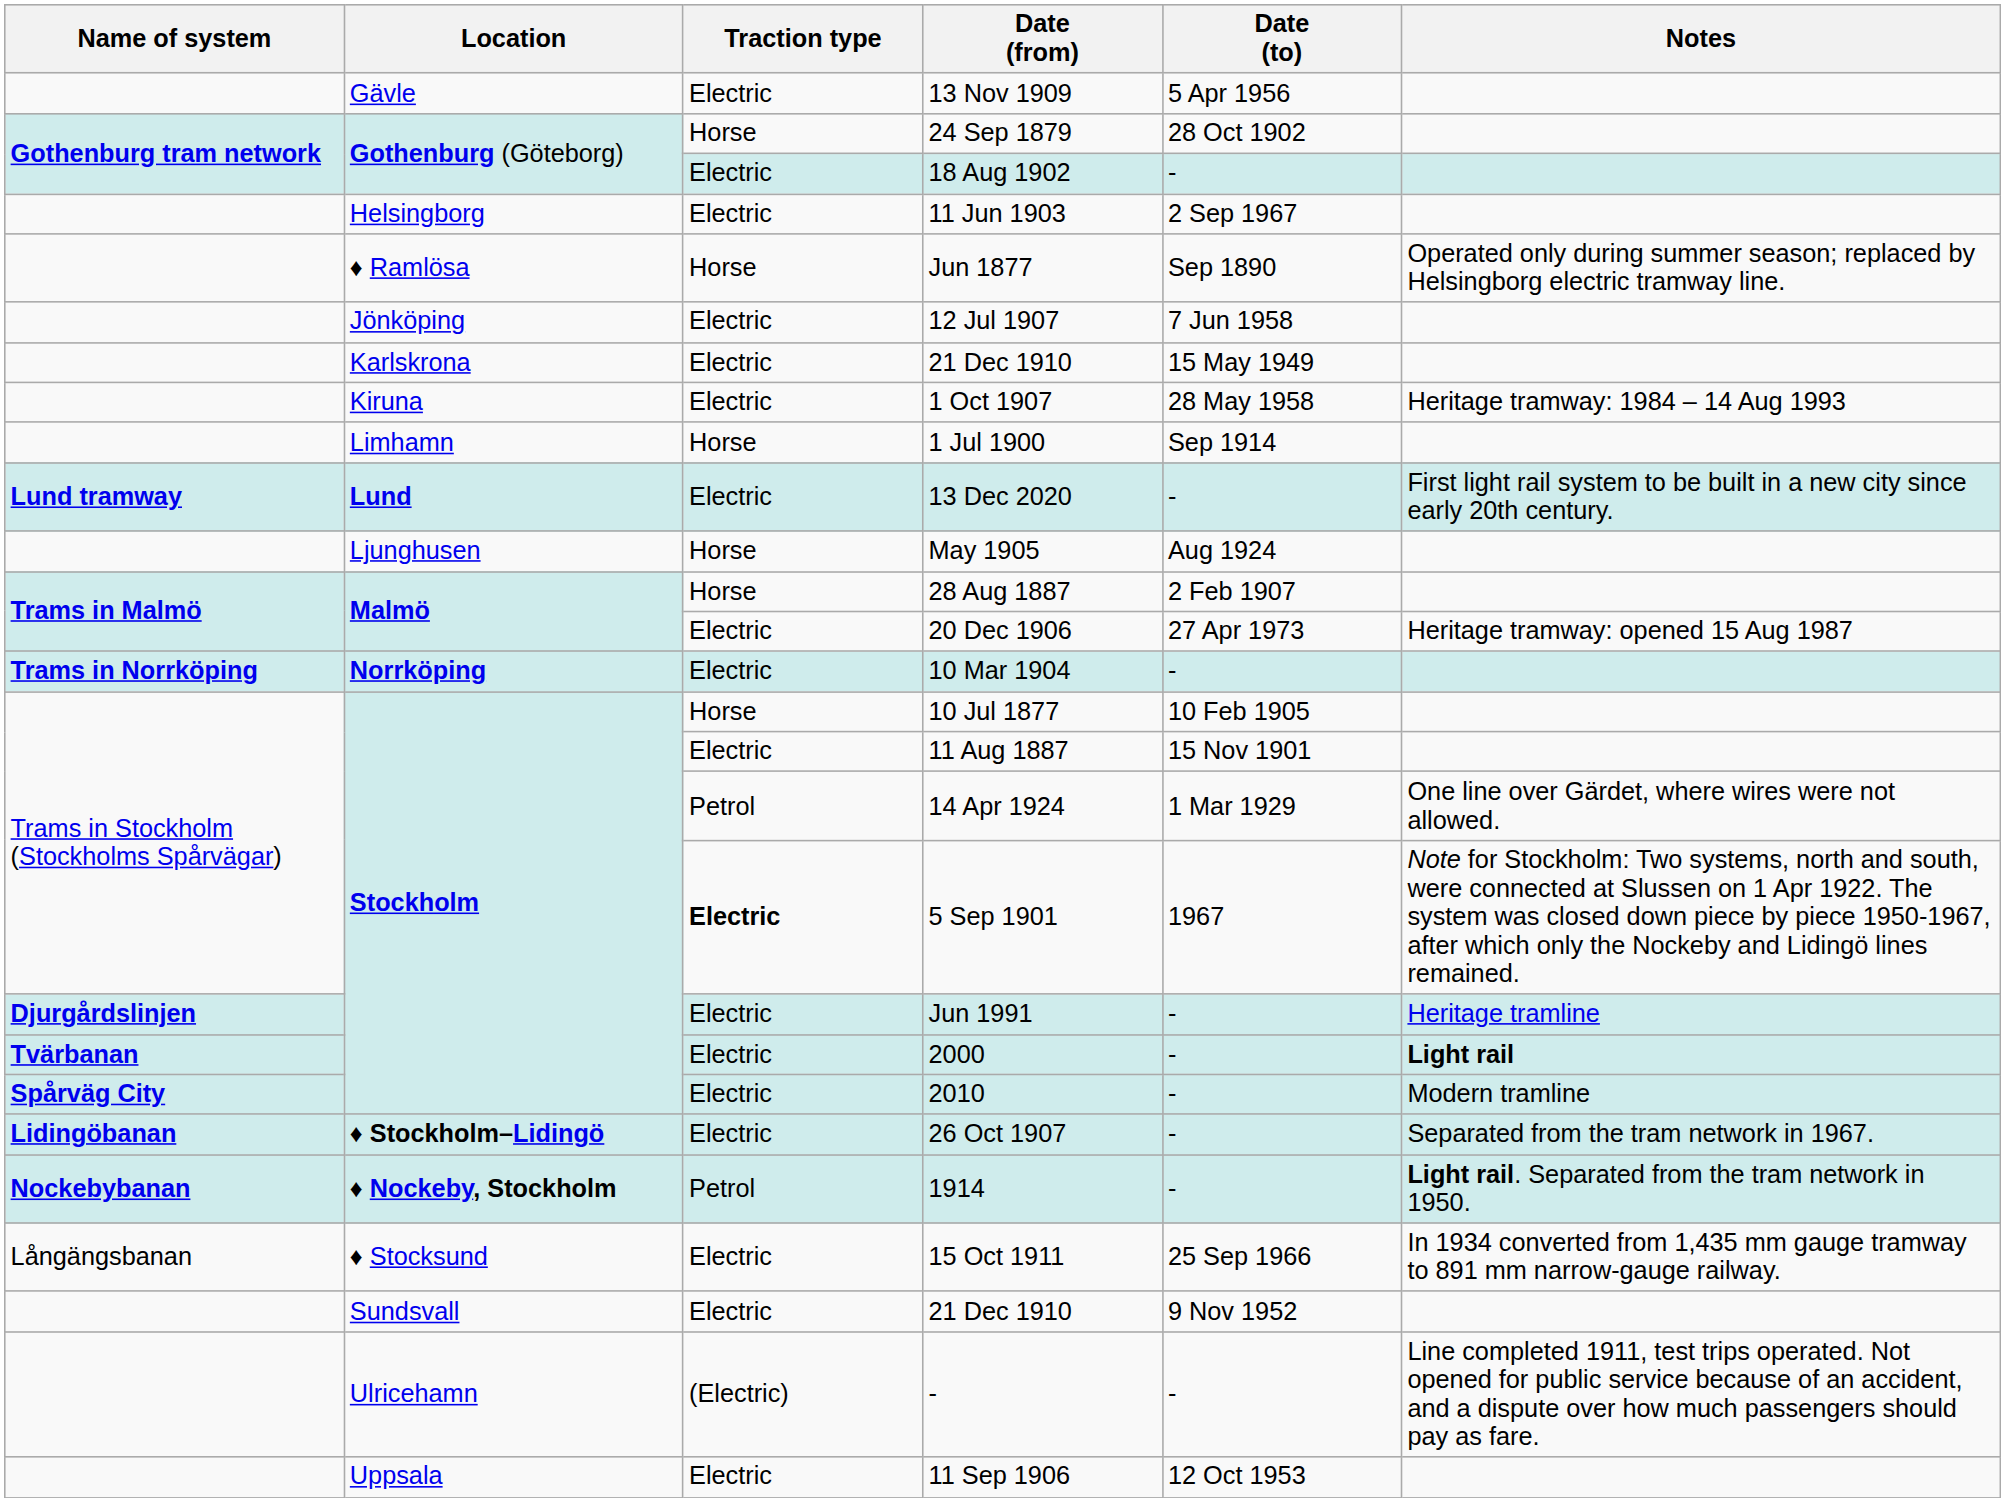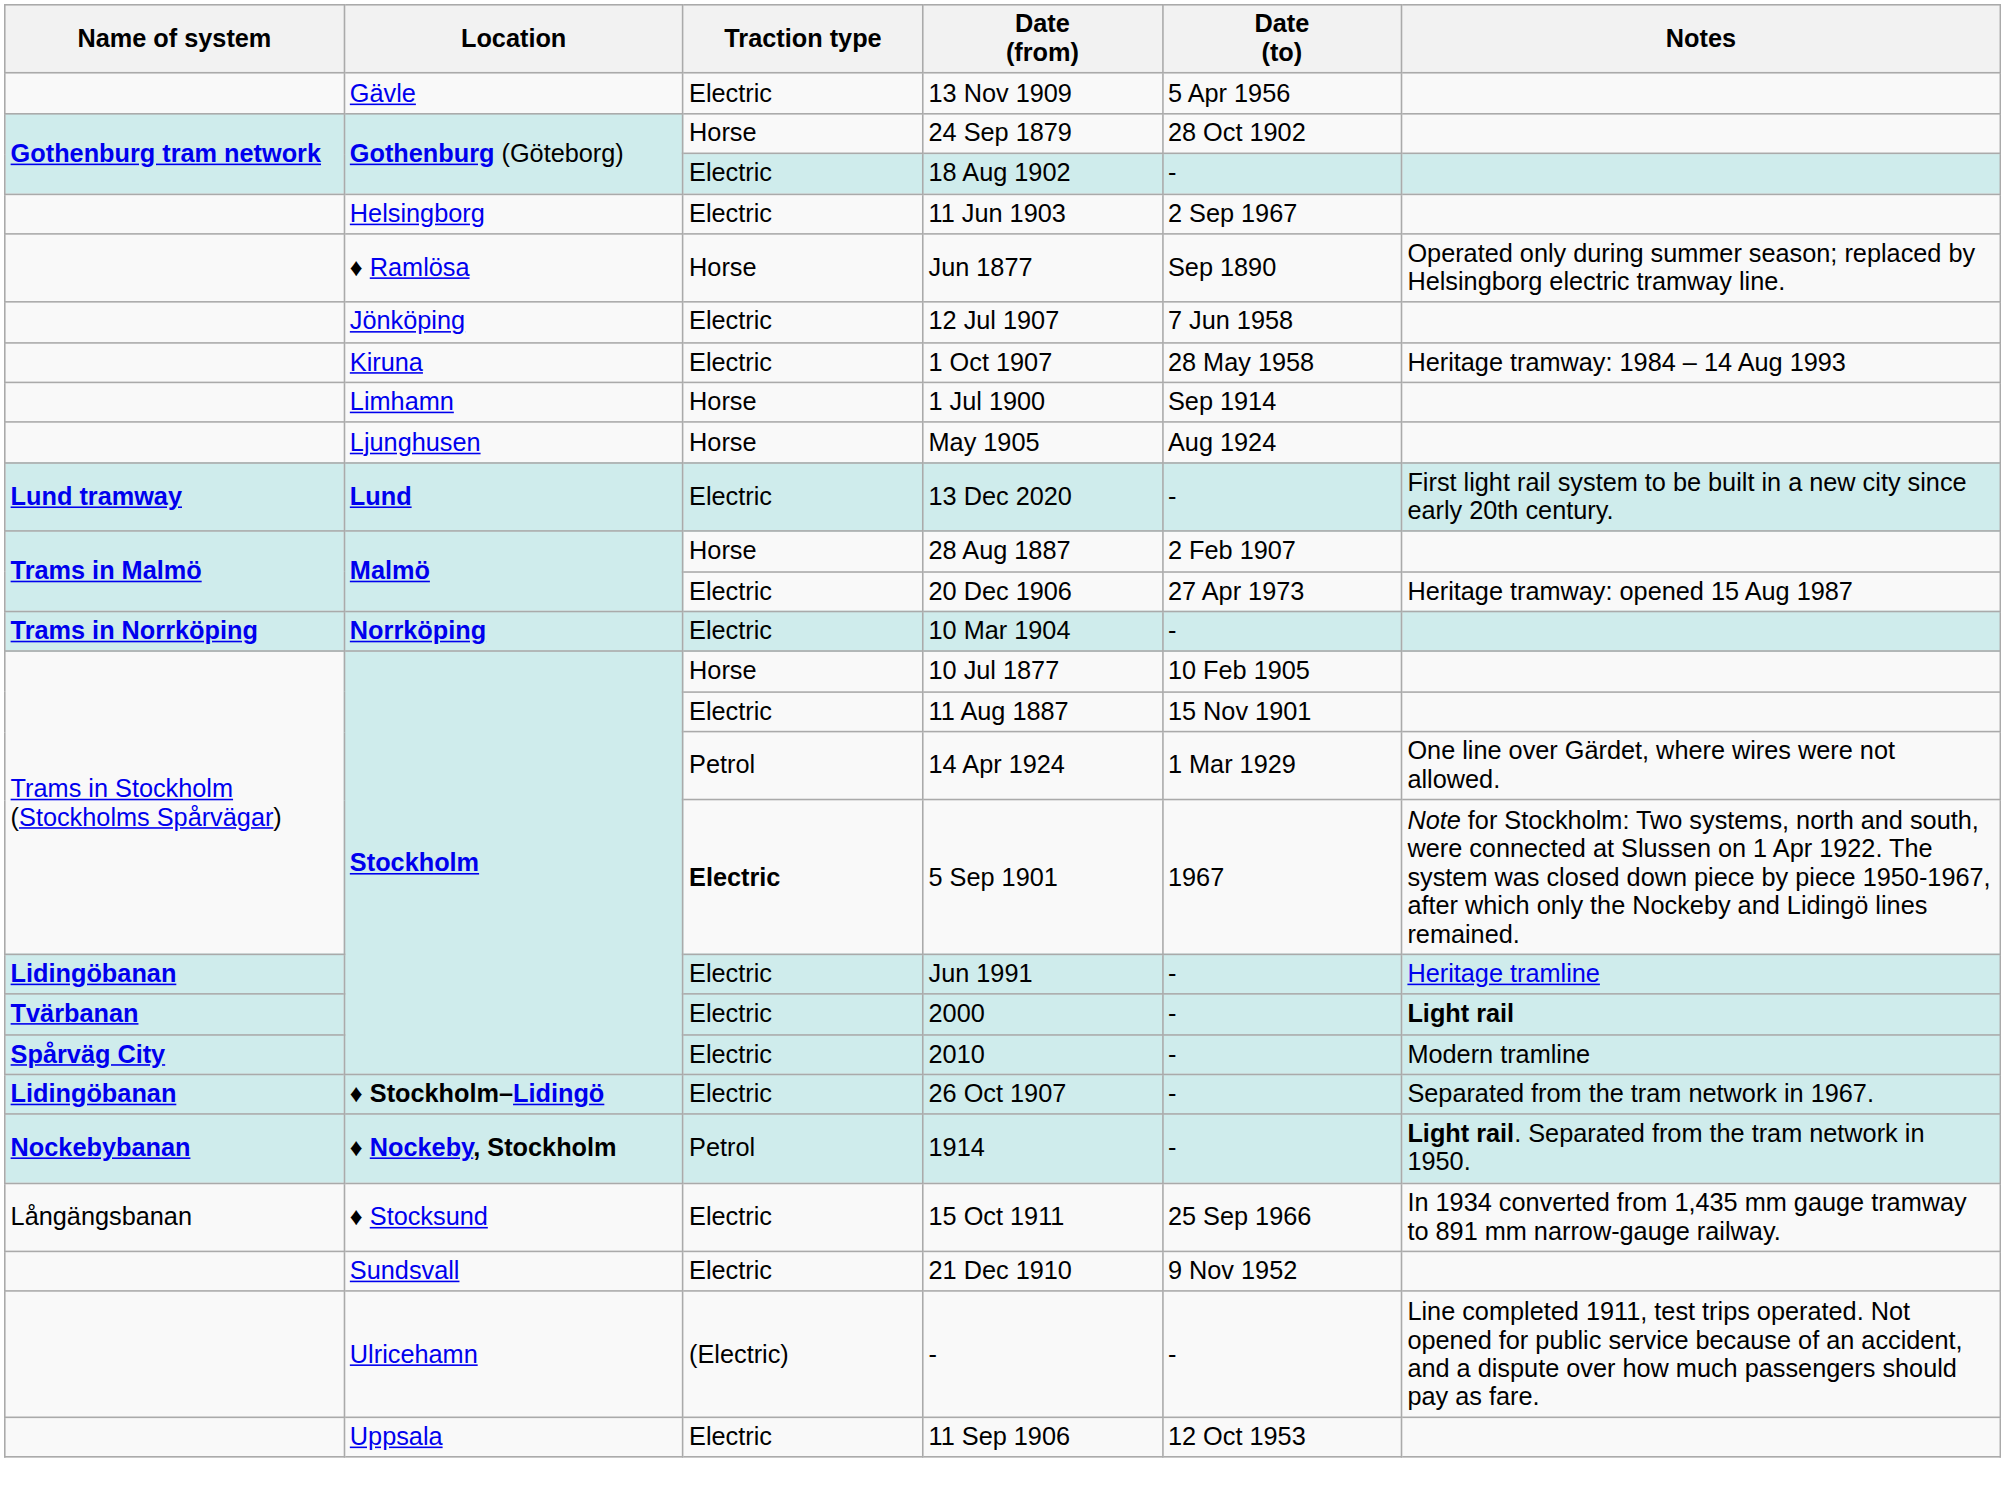- row: (410, 362)
rows swapped: (415, 550) <-> (381, 496)
(103, 1013) Djurgårdslinjen -> (93, 973) Lidingöbanan
